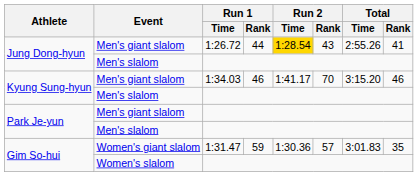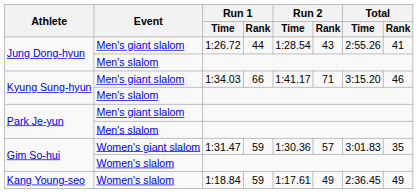(293, 46) gold background -> (293, 46) no background
(258, 80) 46 -> (258, 80) 66
(328, 80) 70 -> (328, 80) 71
+ row: (46, 181)
